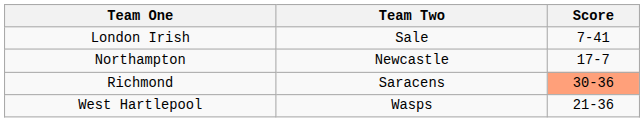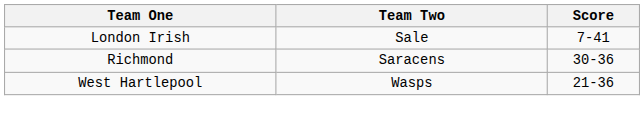- row: (140, 61)
(593, 83) lightsalmon background -> (593, 61) no background
